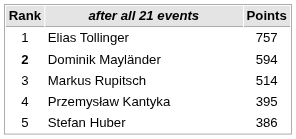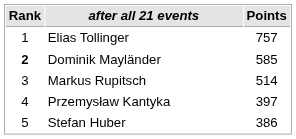(267, 59) 594 -> (267, 59) 585
(267, 101) 395 -> (267, 101) 397
